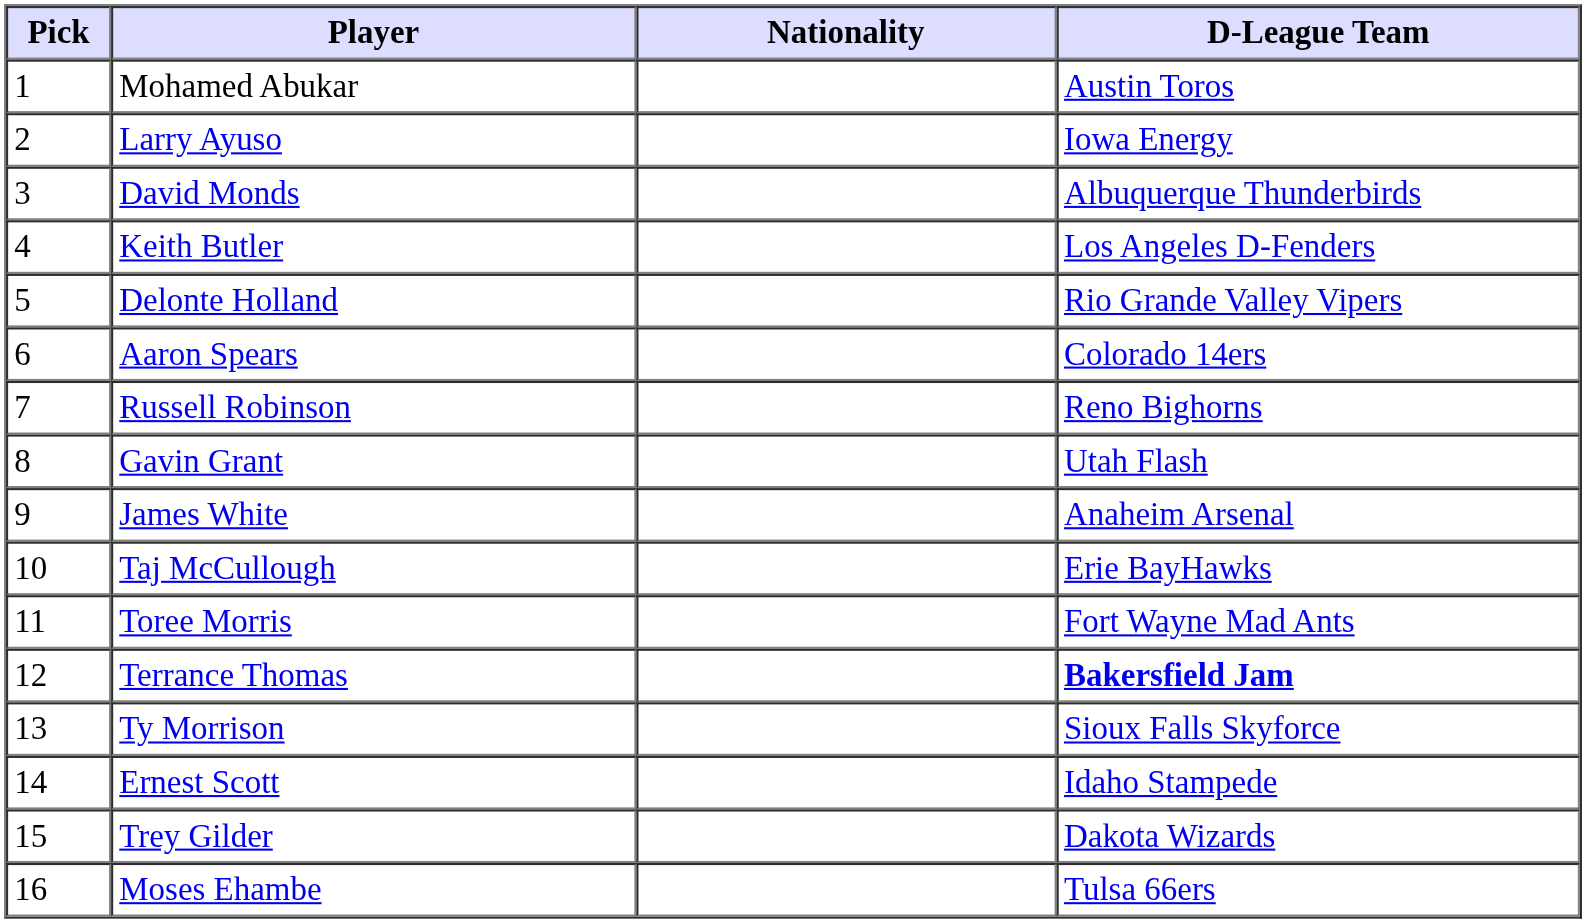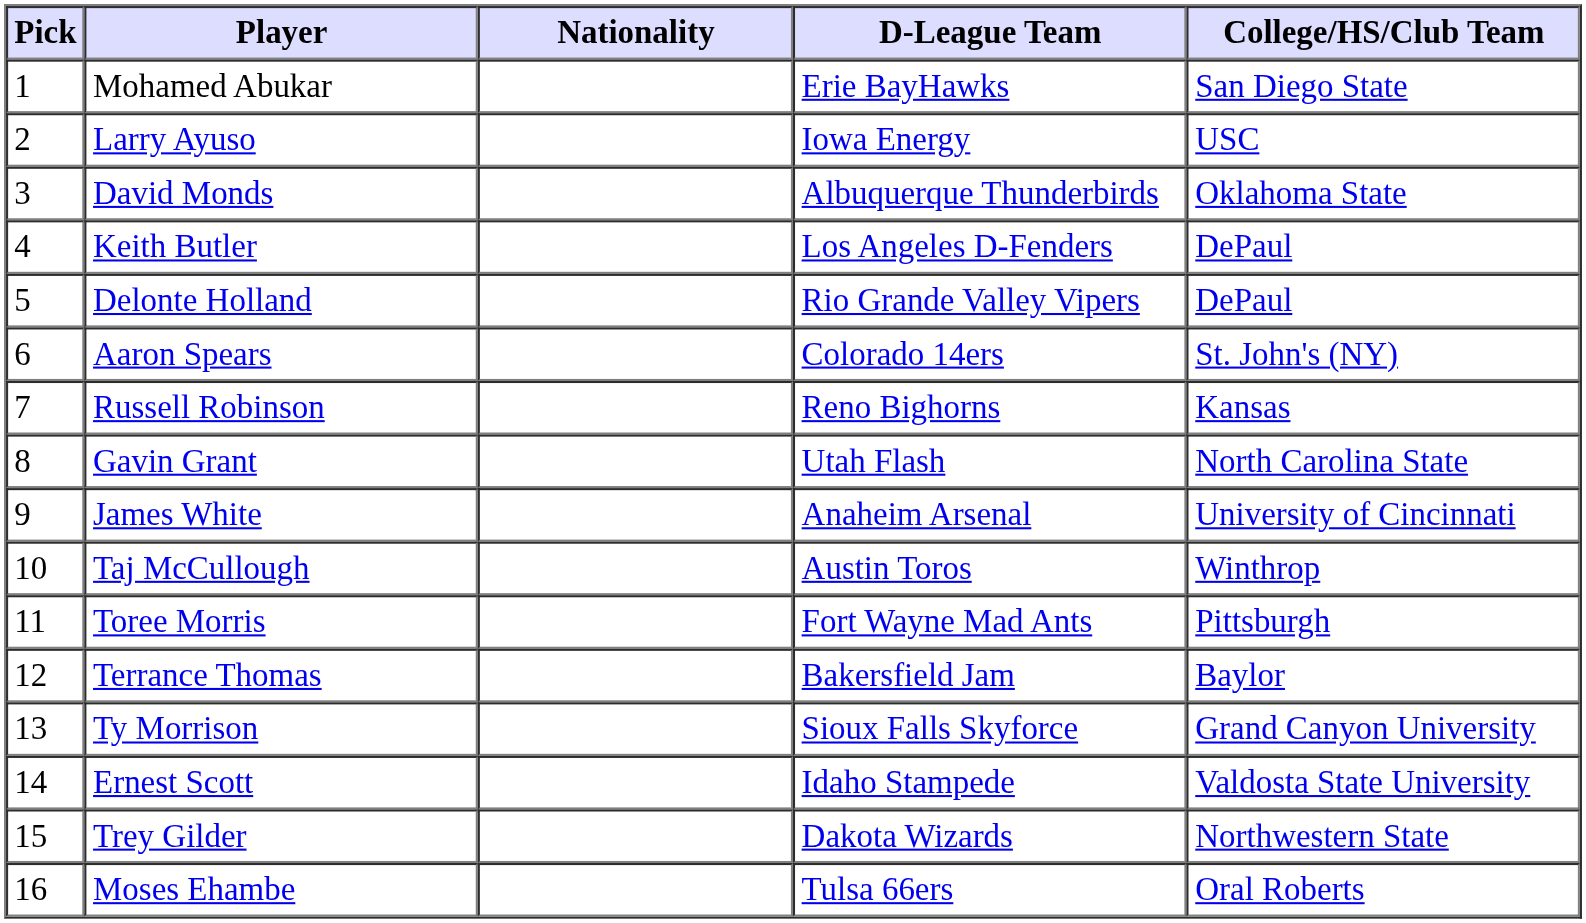+ column: (1384, 32)
(1149, 85) Austin Toros -> (905, 85) Erie BayHawks
(1168, 567) Erie BayHawks -> (887, 567) Austin Toros
(1179, 675) bold -> (908, 675) normal
